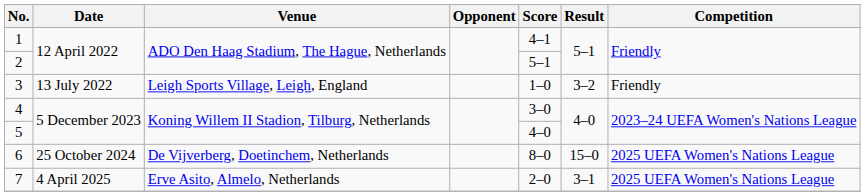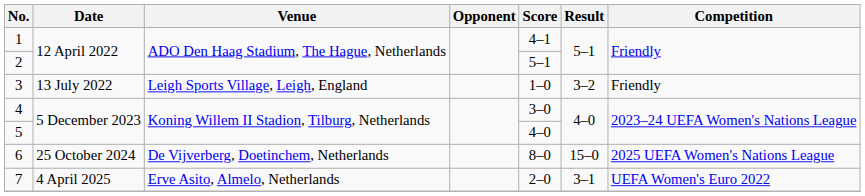(723, 179) 2025 UEFA Women's Nations League -> (691, 179) UEFA Women's Euro 2022
